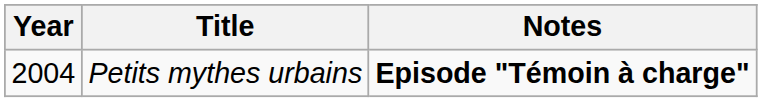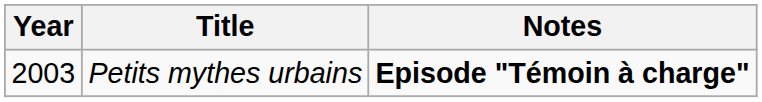(43, 72) 2004 -> (43, 72) 2003
